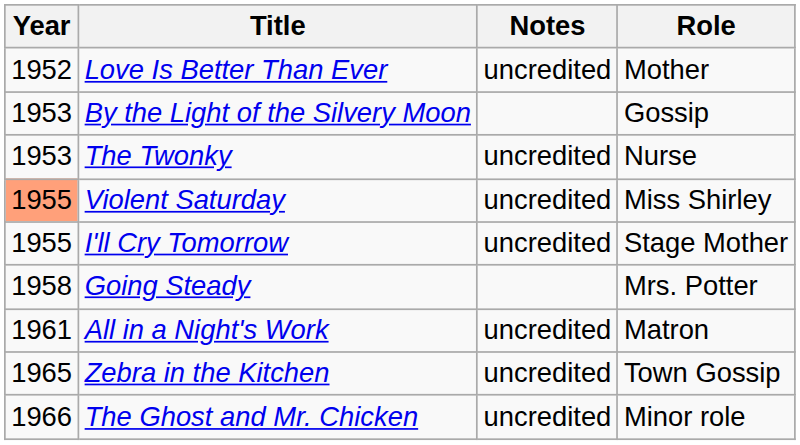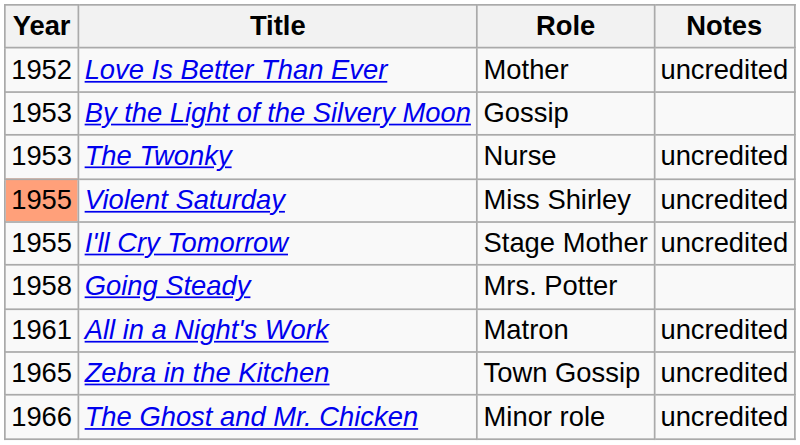columns swapped: (706, 26) <-> (547, 26)
